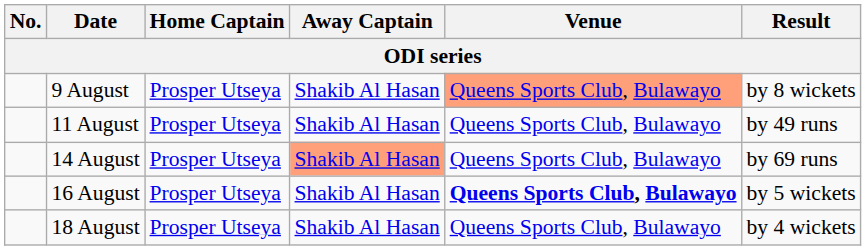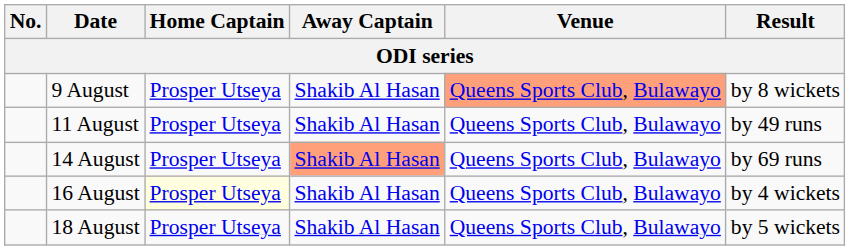(215, 192) no background -> (215, 192) lightyellow background
(593, 192) bold -> (585, 192) normal
(801, 192) by 5 wickets -> (785, 192) by 4 wickets
(801, 227) by 4 wickets -> (785, 227) by 5 wickets
